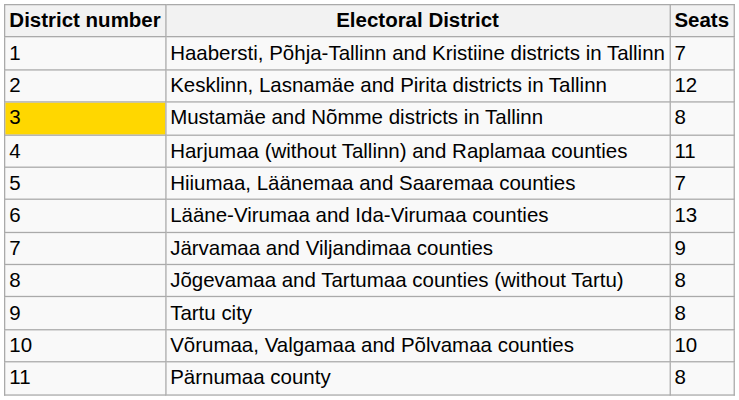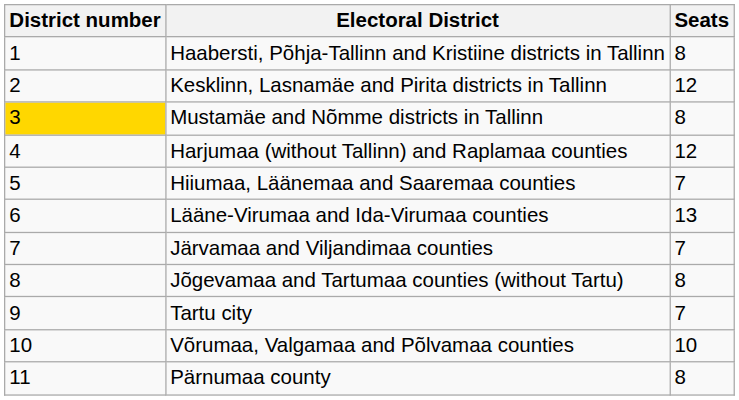(680, 53) 7 -> (680, 53) 8
(685, 150) 11 -> (686, 150) 12
(680, 248) 9 -> (680, 248) 7
(680, 313) 8 -> (680, 313) 7
